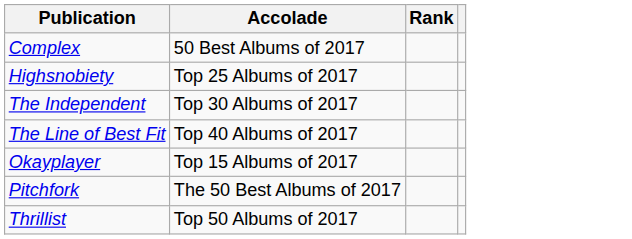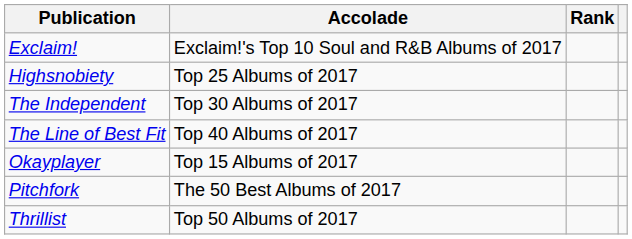- row: (44, 47)
+ row: (43, 47)
